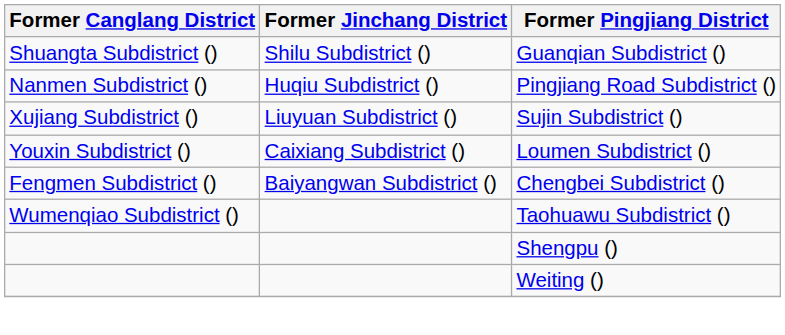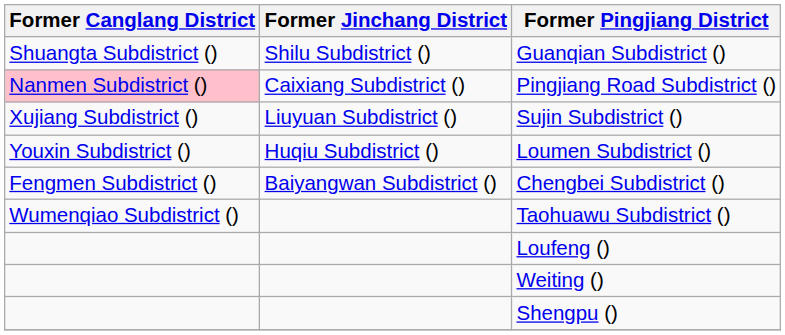(108, 85) no background -> (108, 85) pink background
(352, 85) Huqiu Subdistrict () -> (365, 85) Caixiang Subdistrict ()
(365, 150) Caixiang Subdistrict () -> (352, 150) Huqiu Subdistrict ()
+ row: (563, 248)
rows swapped: (560, 280) <-> (567, 248)
